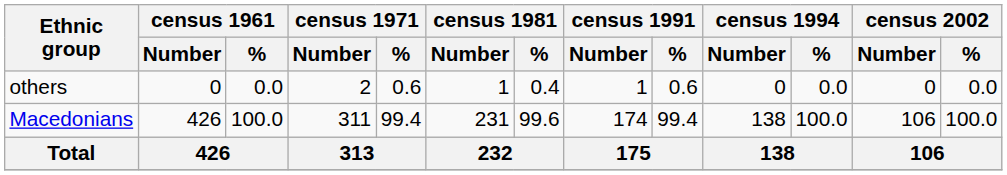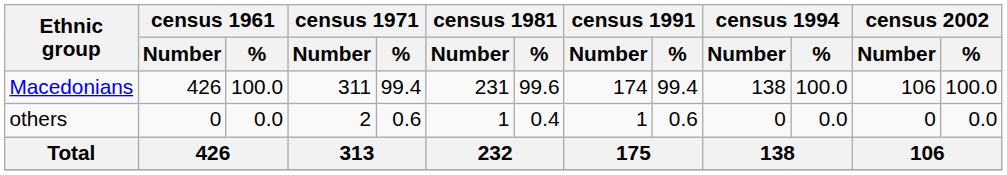rows swapped: (71, 119) <-> (38, 86)
